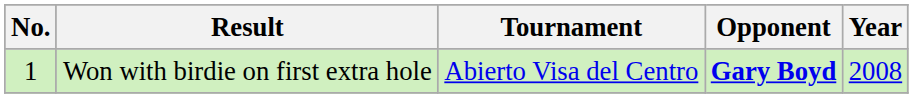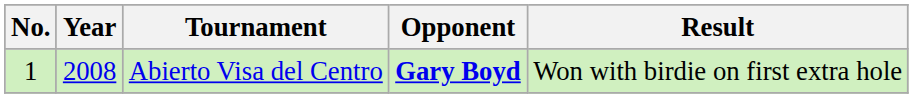columns swapped: (875, 26) <-> (247, 26)
